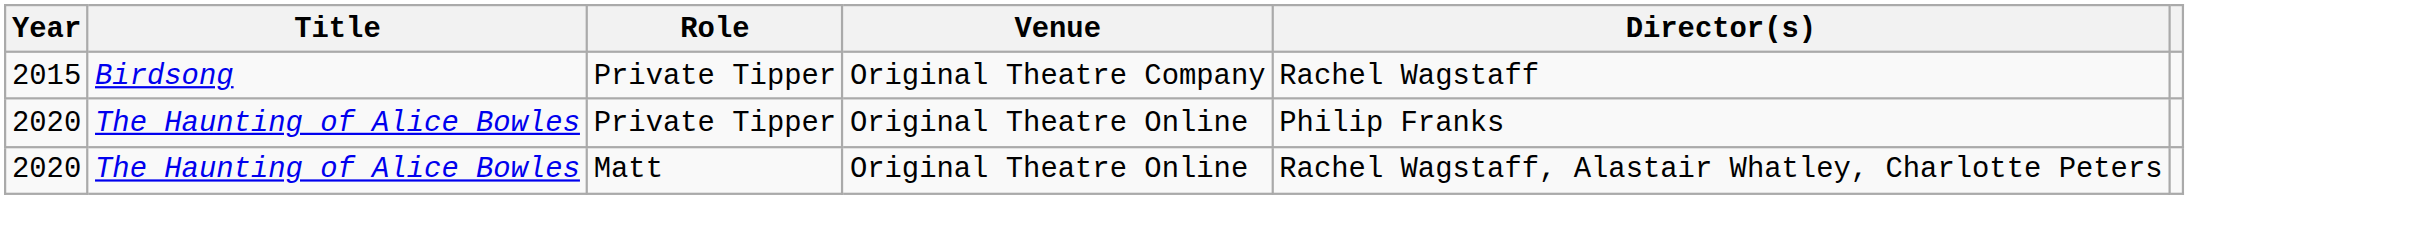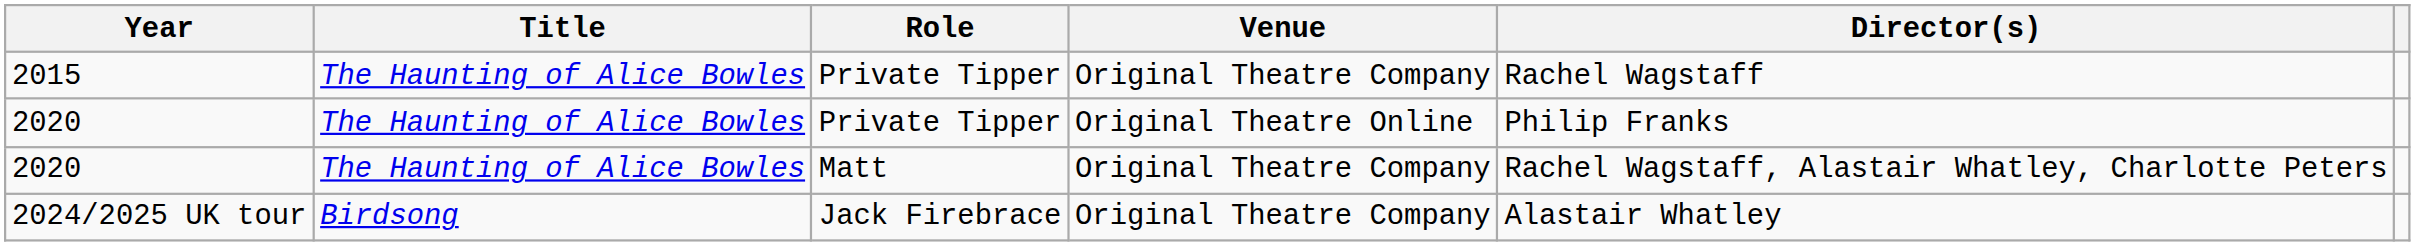(164, 76) Birdsong -> (563, 76) The Haunting of Alice Bowles
(1049, 170) Original Theatre Online -> (1283, 170) Original Theatre Company
+ row: (159, 217)
